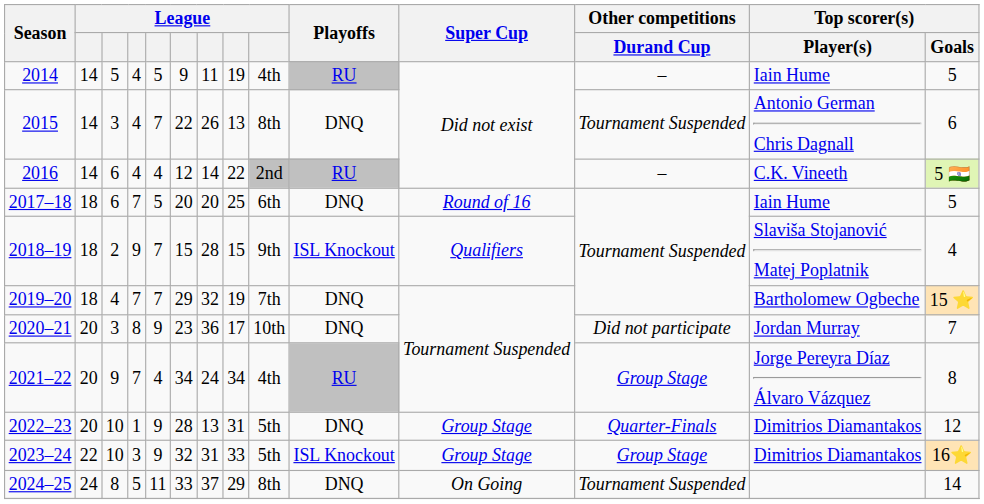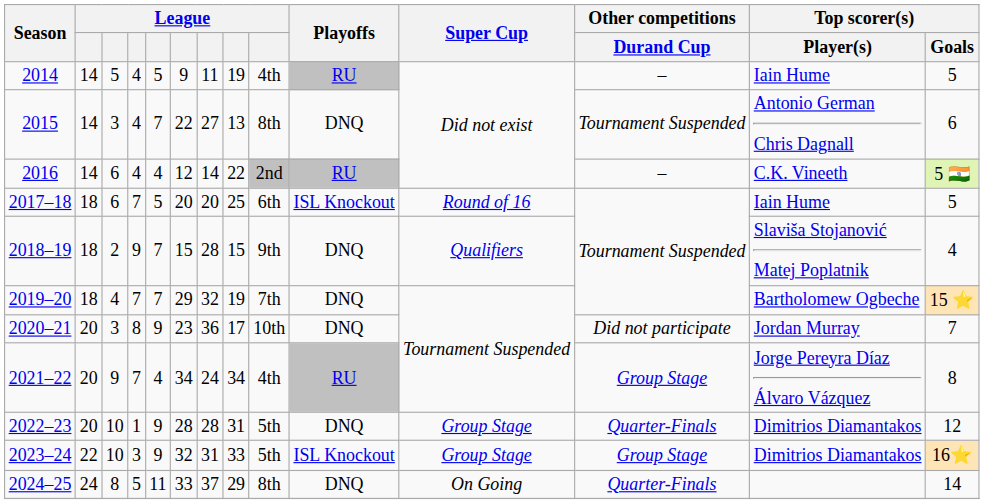(210, 124) 26 -> (210, 124) 27
(344, 202) DNQ -> (344, 202) ISL Knockout
(344, 250) ISL Knockout -> (344, 250) DNQ
(210, 426) 13 -> (210, 426) 28
(662, 484) Tournament Suspended -> (662, 484) Quarter-Finals
